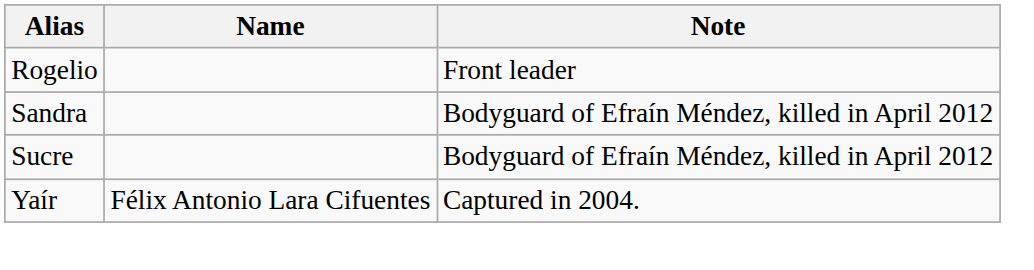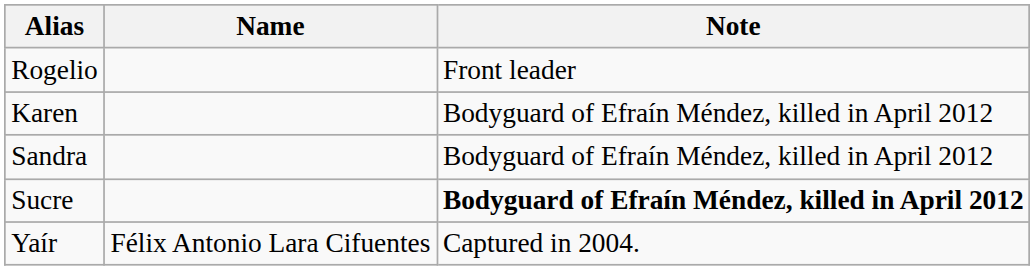+ row: (45, 112)
(718, 156) normal -> (733, 199) bold
